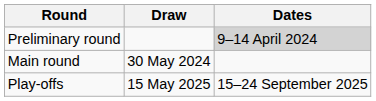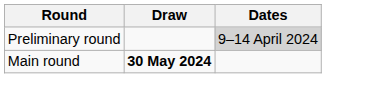(169, 61) normal -> (169, 61) bold
- row: (36, 84)
